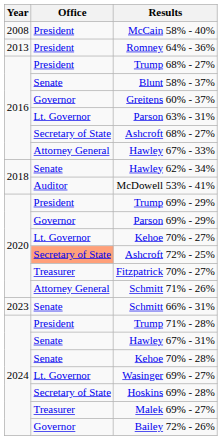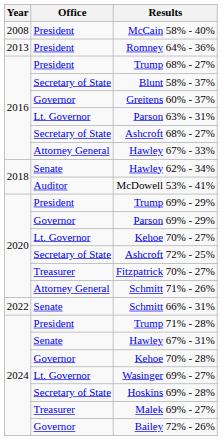(48, 82) Senate -> (72, 82) Secretary of State
(72, 254) lightsalmon background -> (72, 254) no background
(18, 306) 2023 -> (18, 306) 2022
(48, 358) Senate -> (54, 358) Governor
